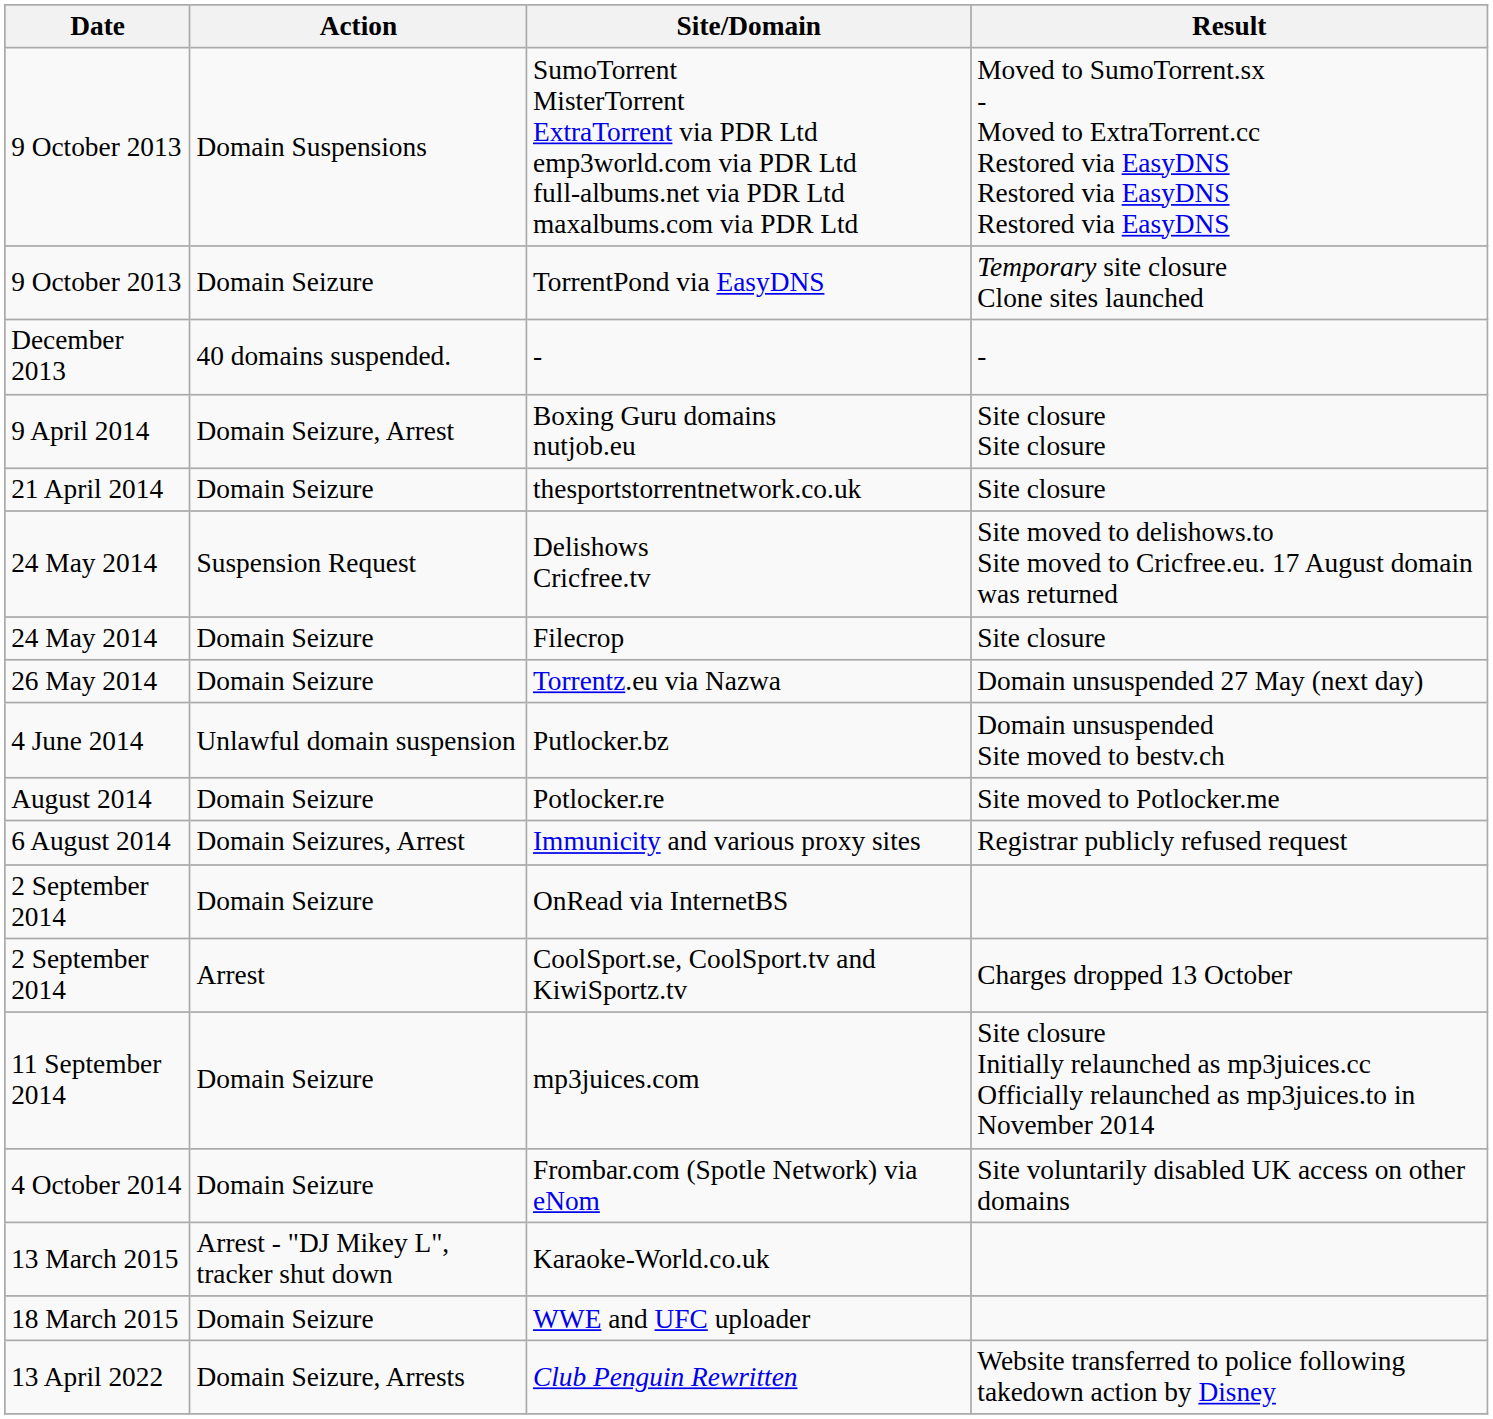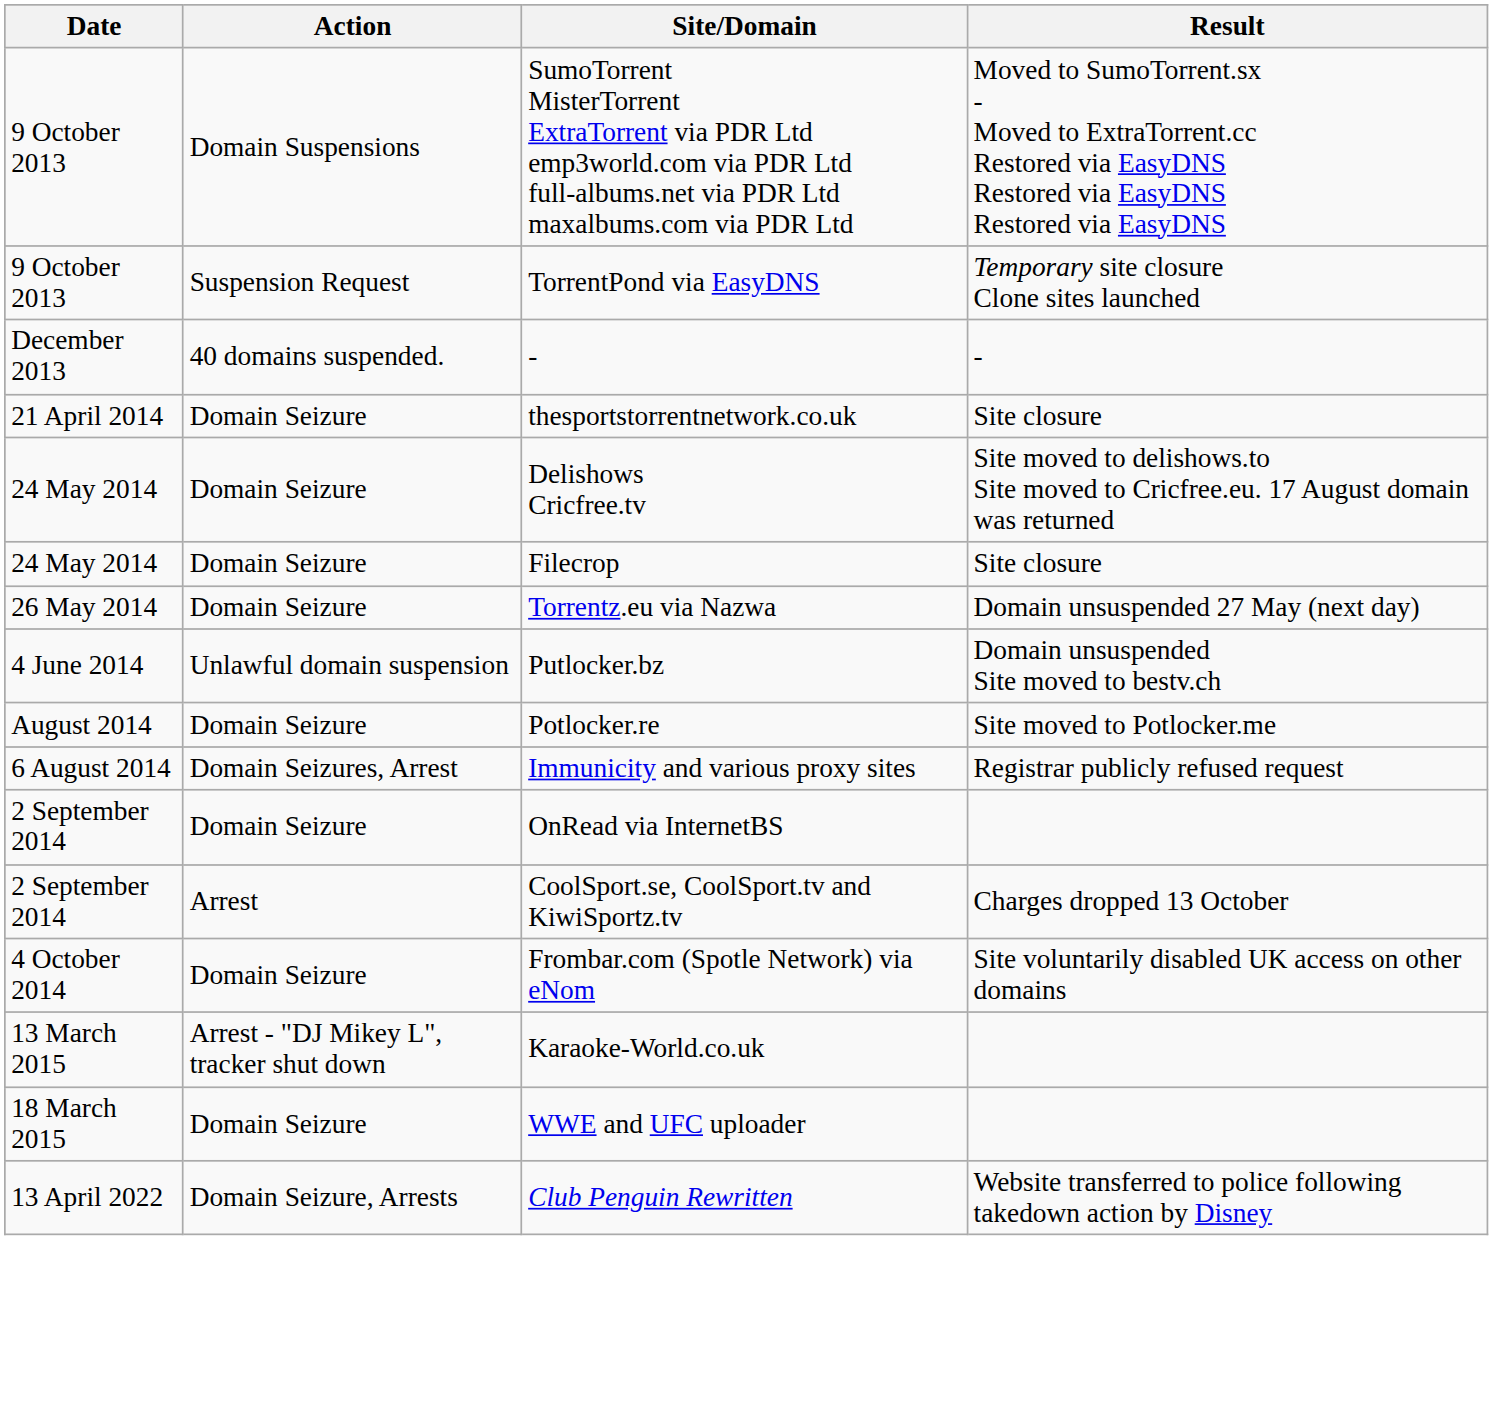(285, 282) Domain Seizure -> (299, 282) Suspension Request
- row: (655, 430)
(306, 563) Suspension Request -> (278, 489) Domain Seizure
- row: (616, 1079)
